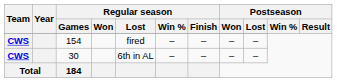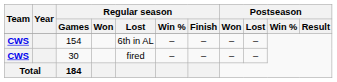(136, 41) fired -> (136, 41) 6th in AL
(136, 56) 6th in AL -> (136, 56) fired
